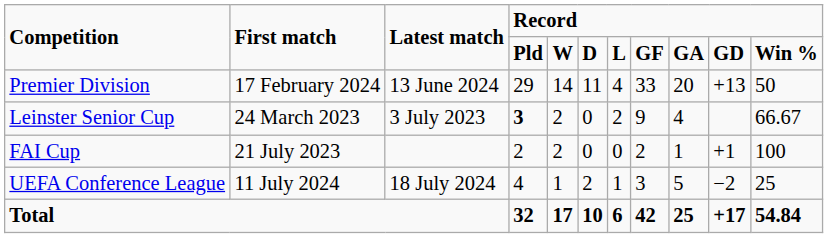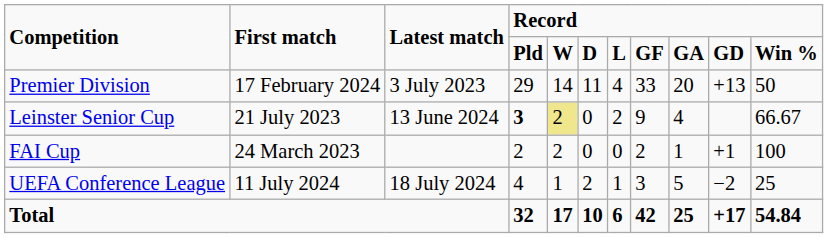(444, 85) 13 June 2024 -> (437, 85) 3 July 2023
(297, 118) 24 March 2023 -> (287, 118) 21 July 2023
(437, 118) 3 July 2023 -> (444, 118) 13 June 2024
(558, 118) no background -> (558, 118) khaki background
(287, 150) 21 July 2023 -> (297, 150) 24 March 2023
